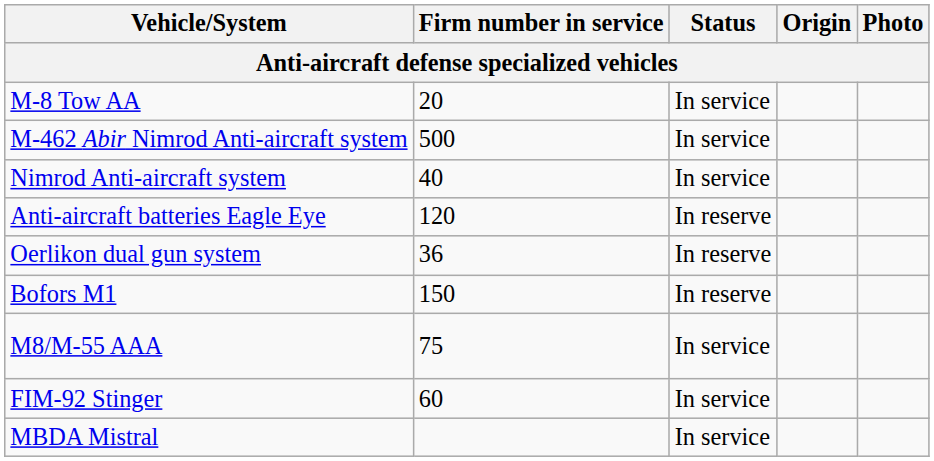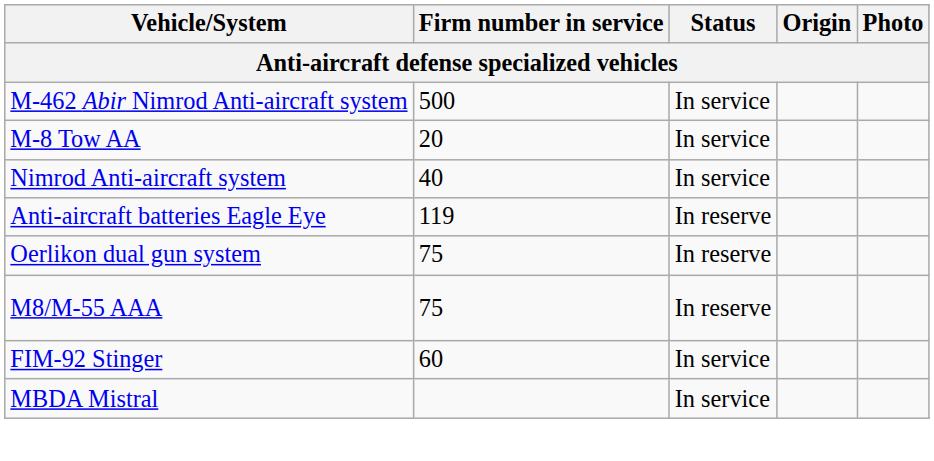rows swapped: (75, 100) <-> (209, 139)
(437, 216) 120 -> (437, 216) 119
(431, 255) 36 -> (431, 255) 75
- row: (63, 293)
(722, 346) In service -> (723, 307) In reserve
